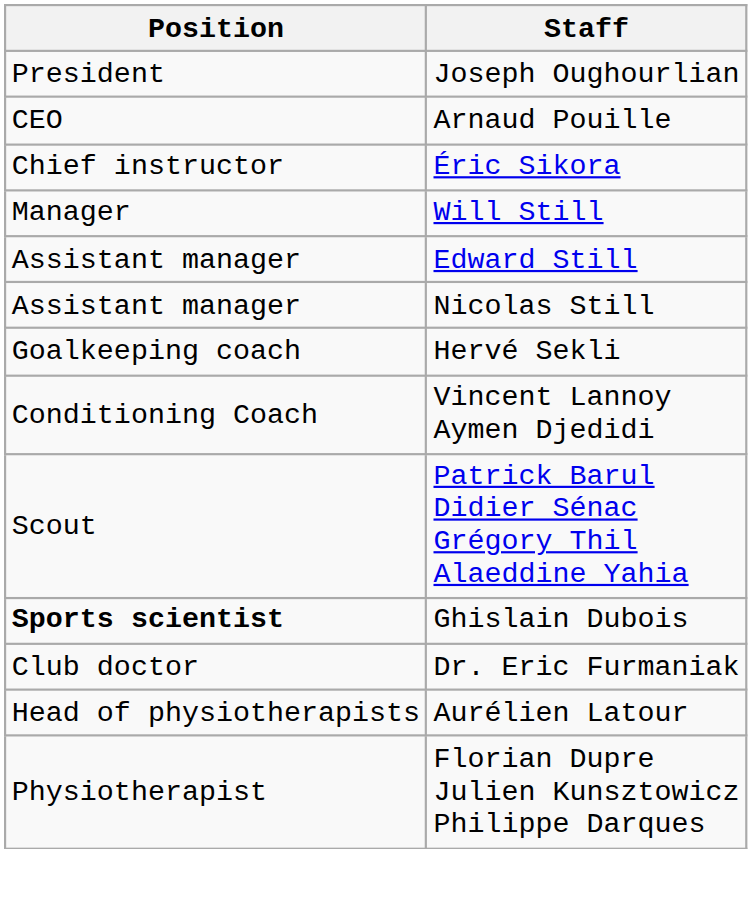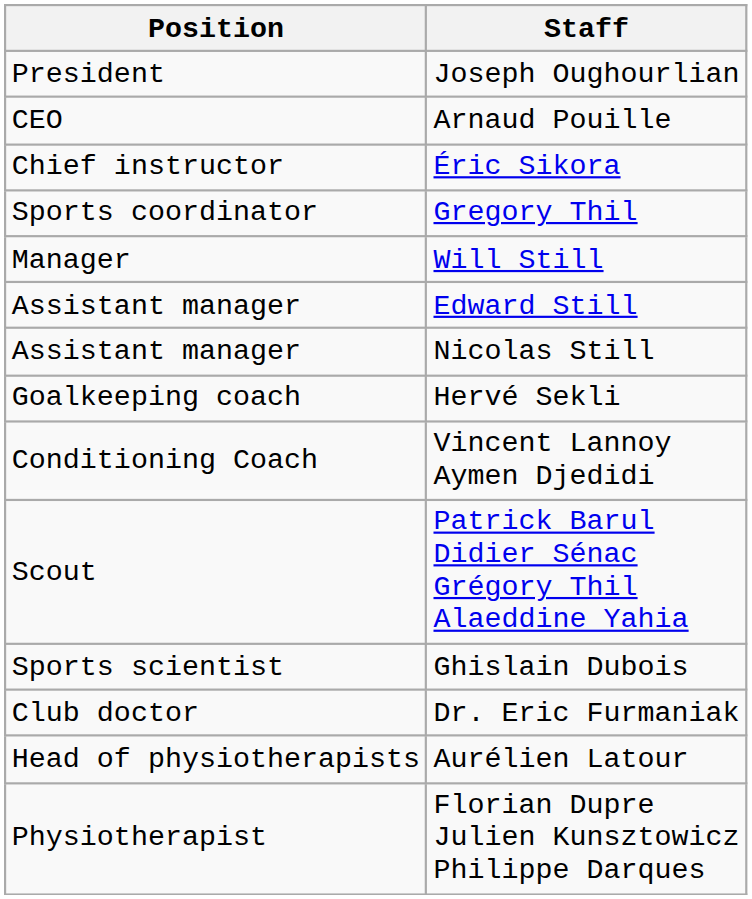+ row: (536, 213)
(148, 621) bold -> (148, 667) normal
